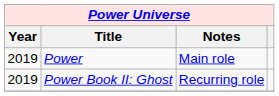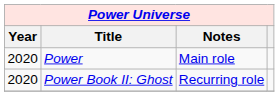(23, 58) 2019 -> (23, 58) 2020
(23, 79) 2019 -> (23, 79) 2020
